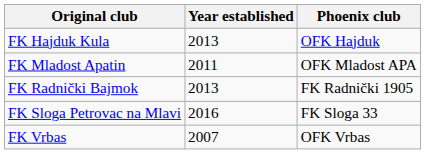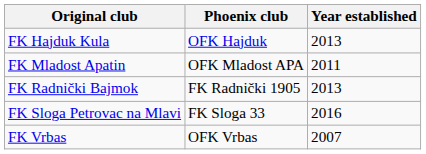columns swapped: (359, 16) <-> (241, 16)
